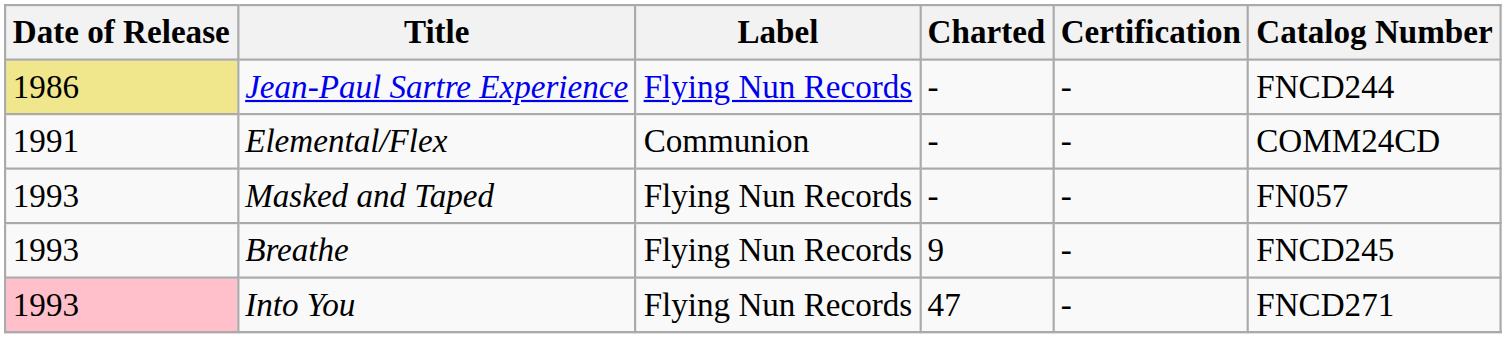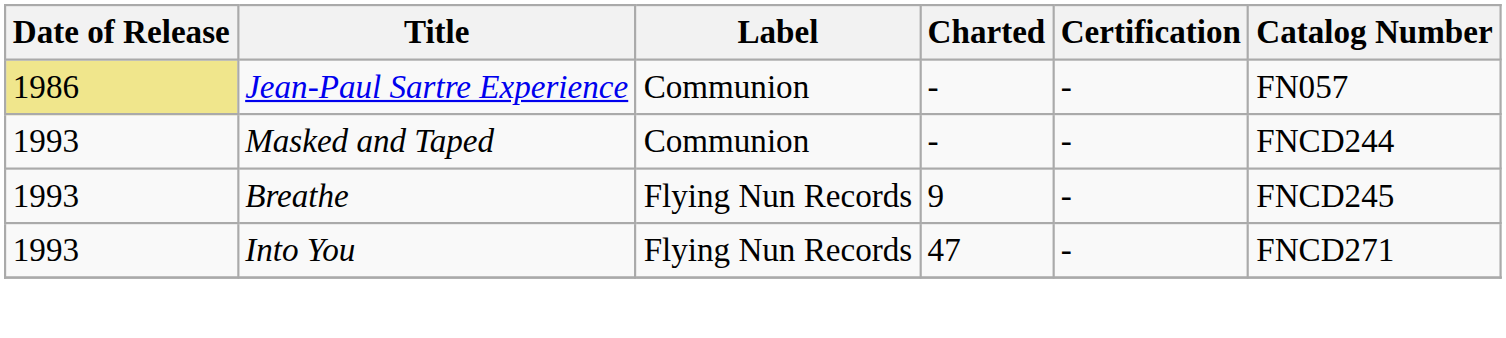(778, 86) Flying Nun Records -> (726, 86) Communion
(1325, 86) FNCD244 -> (1302, 86) FN057
- row: (346, 141)
(778, 195) Flying Nun Records -> (726, 141) Communion
(1302, 195) FN057 -> (1325, 141) FNCD244
(46, 305) pink background -> (46, 250) no background
